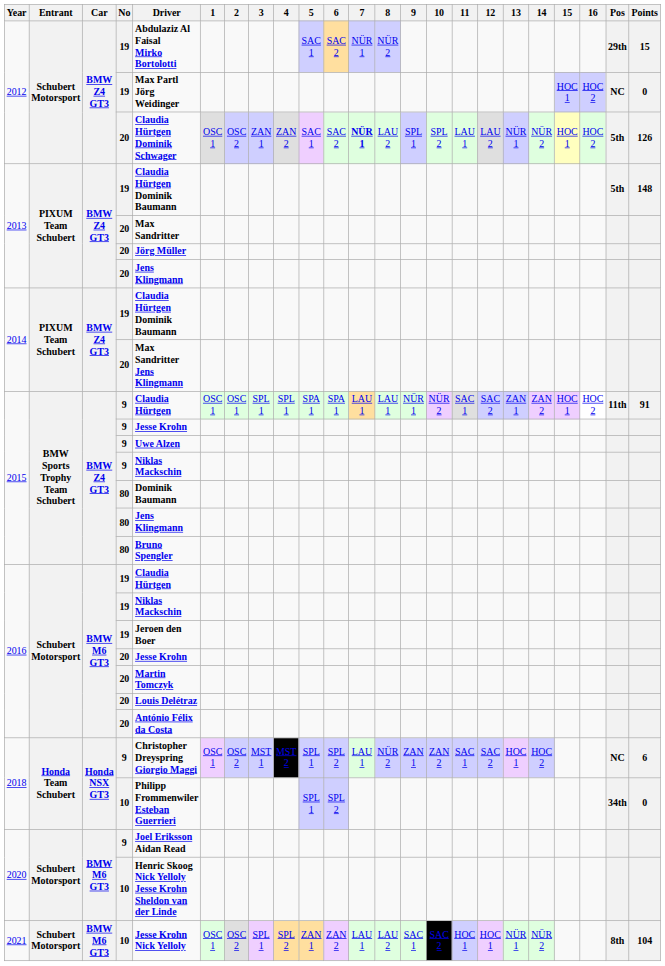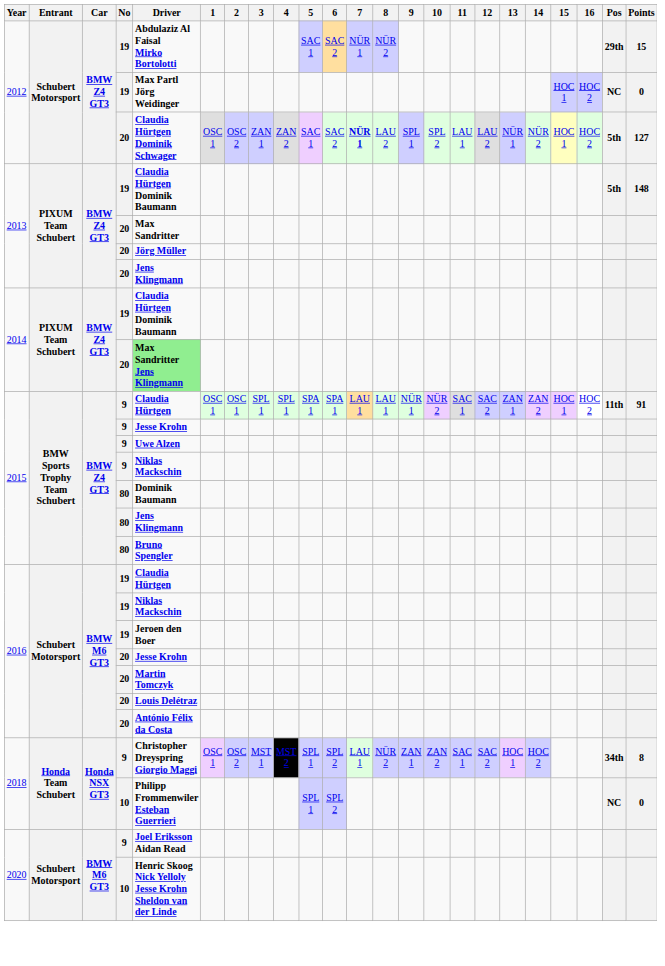(645, 138) 126 -> (641, 138) 127
(159, 365) no background -> (159, 365) lightgreen background
(617, 758) NC -> (614, 758) 34th
(645, 758) 6 -> (641, 758) 8
(617, 803) 34th -> (614, 803) NC
- row: (17, 941)
